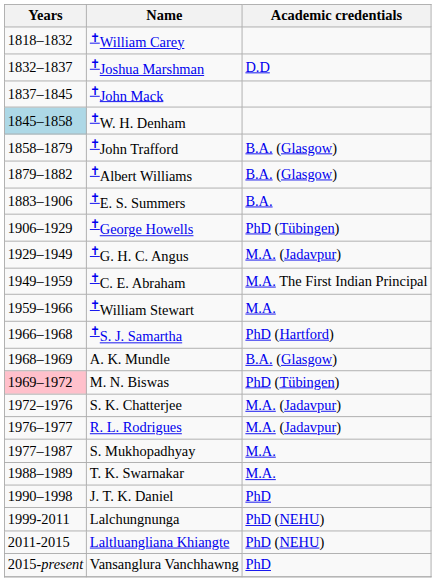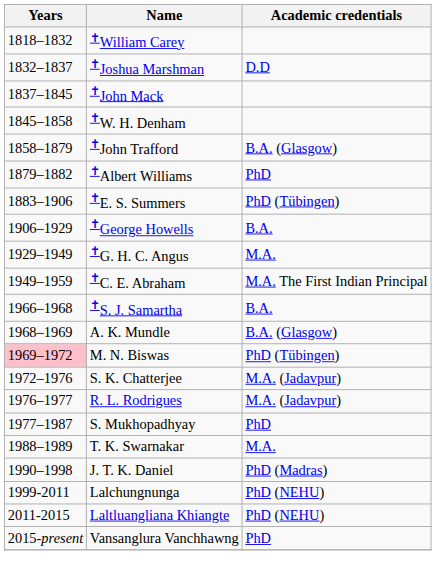(40, 120) lightblue background -> (40, 120) no background
(291, 174) B.A. (Glasgow) -> (258, 174) PhD
(259, 201) B.A. -> (292, 201) PhD (Tübingen)
(292, 227) PhD (Tübingen) -> (259, 227) B.A.
(293, 254) M.A. (Jadavpur) -> (261, 254) M.A.
- row: (142, 308)
(290, 334) PhD (Hartford) -> (259, 308) B.A.
(261, 450) M.A. -> (258, 424) PhD
(258, 496) PhD -> (286, 469) PhD (Madras)
